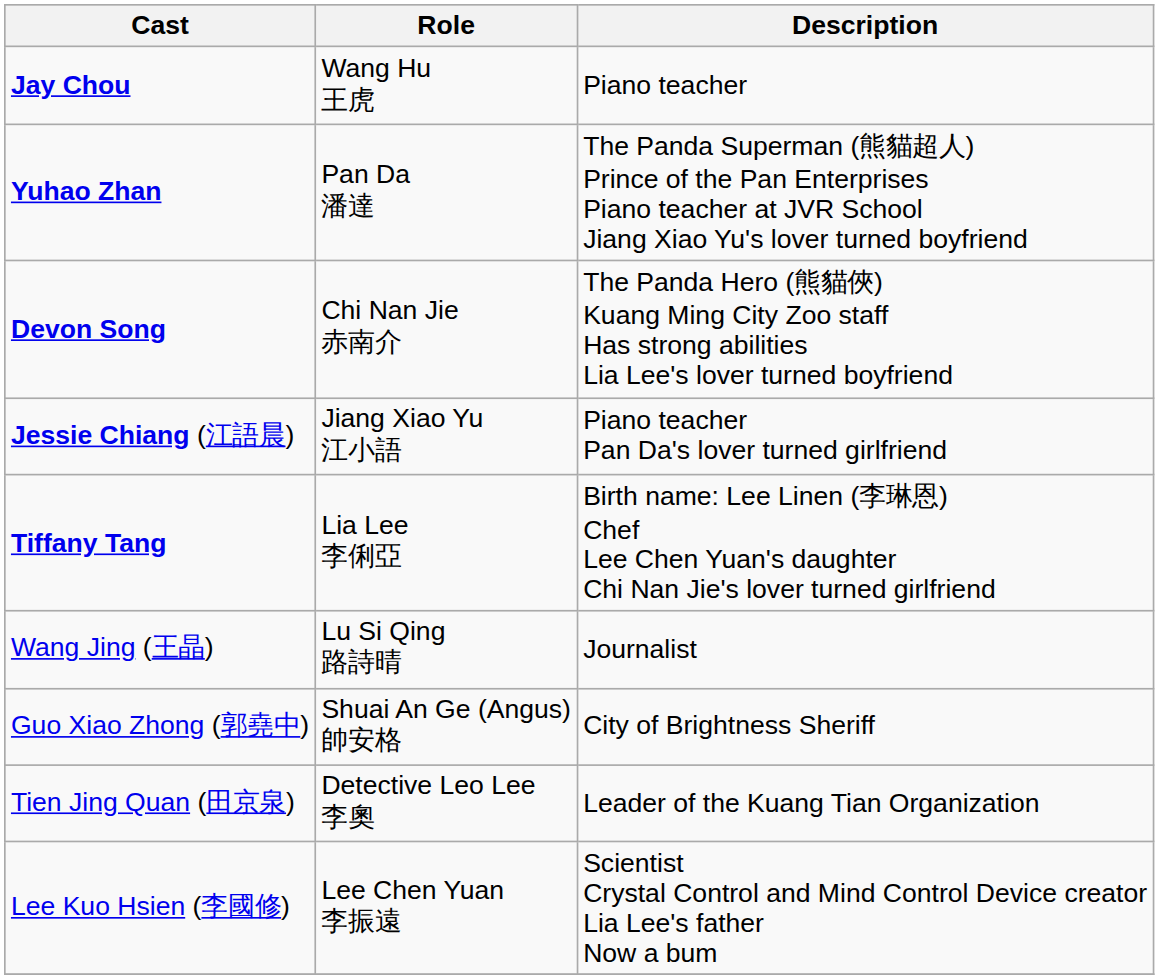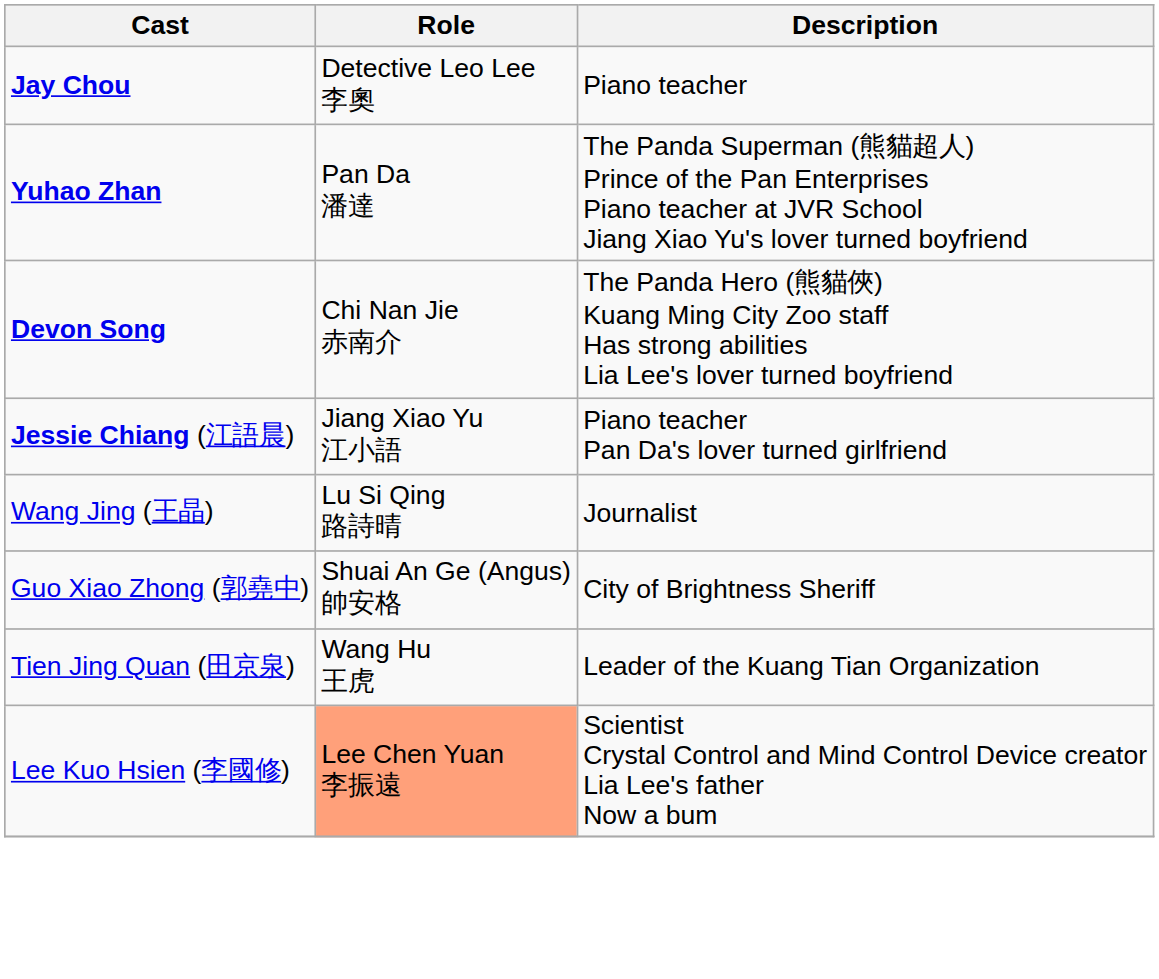(376, 83) Wang Hu 王虎 -> (428, 83) Detective Leo Lee 李奧
- row: (89, 542)
(428, 801) Detective Leo Lee 李奧 -> (376, 664) Wang Hu 王虎
(413, 905) no background -> (413, 769) lightsalmon background
